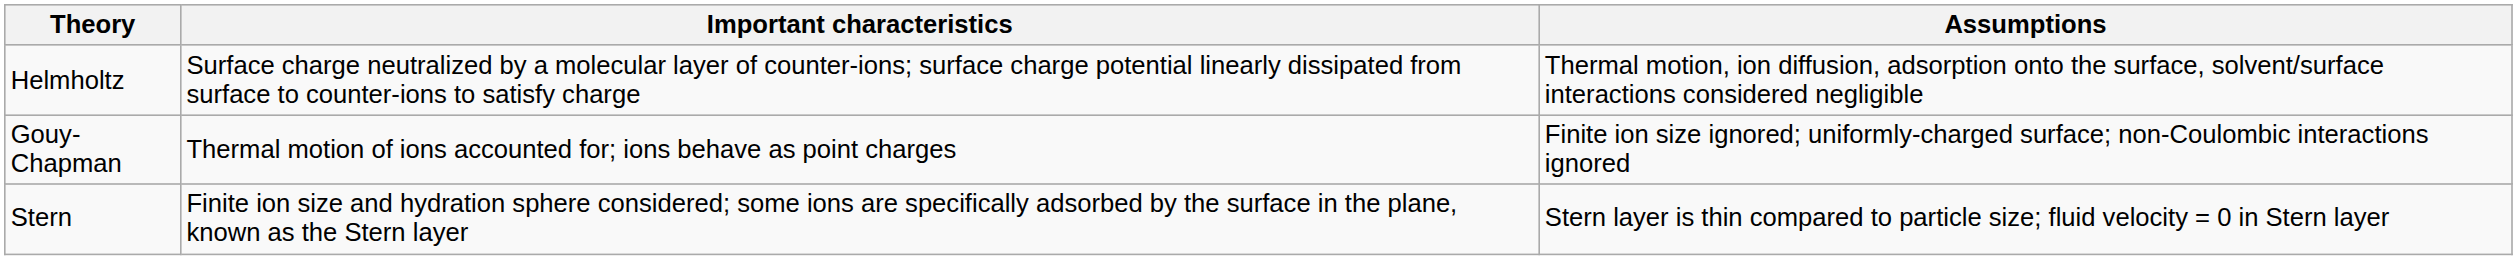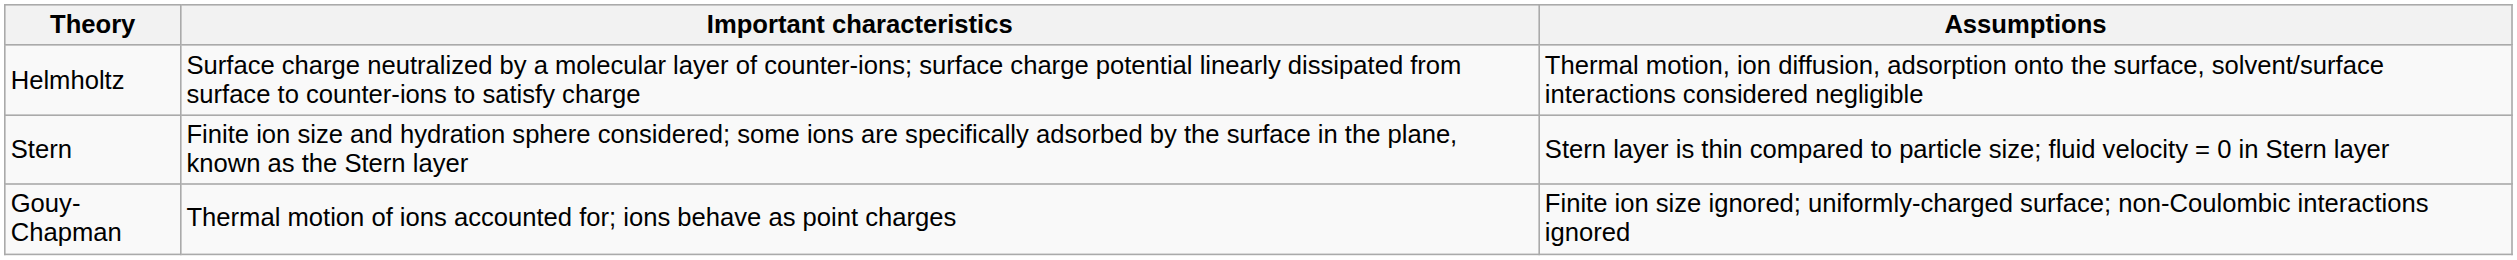rows swapped: (66, 149) <-> (41, 218)
